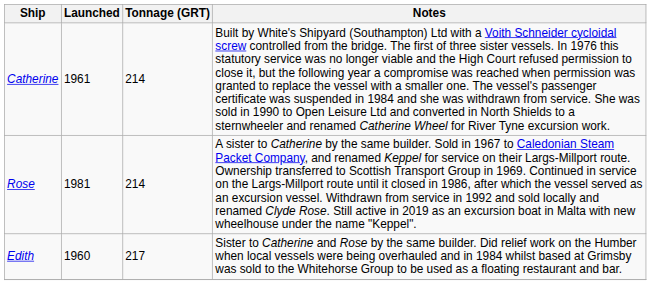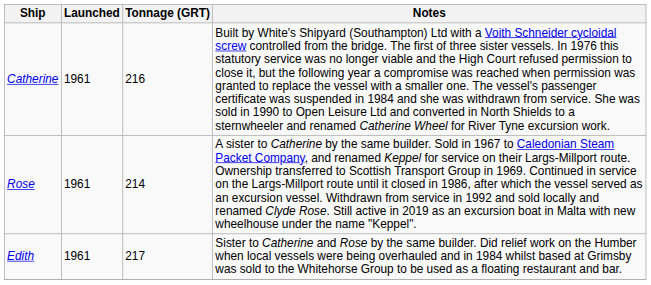(135, 79) 214 -> (135, 79) 216
(77, 184) 1981 -> (77, 184) 1961
(77, 256) 1960 -> (77, 256) 1961
